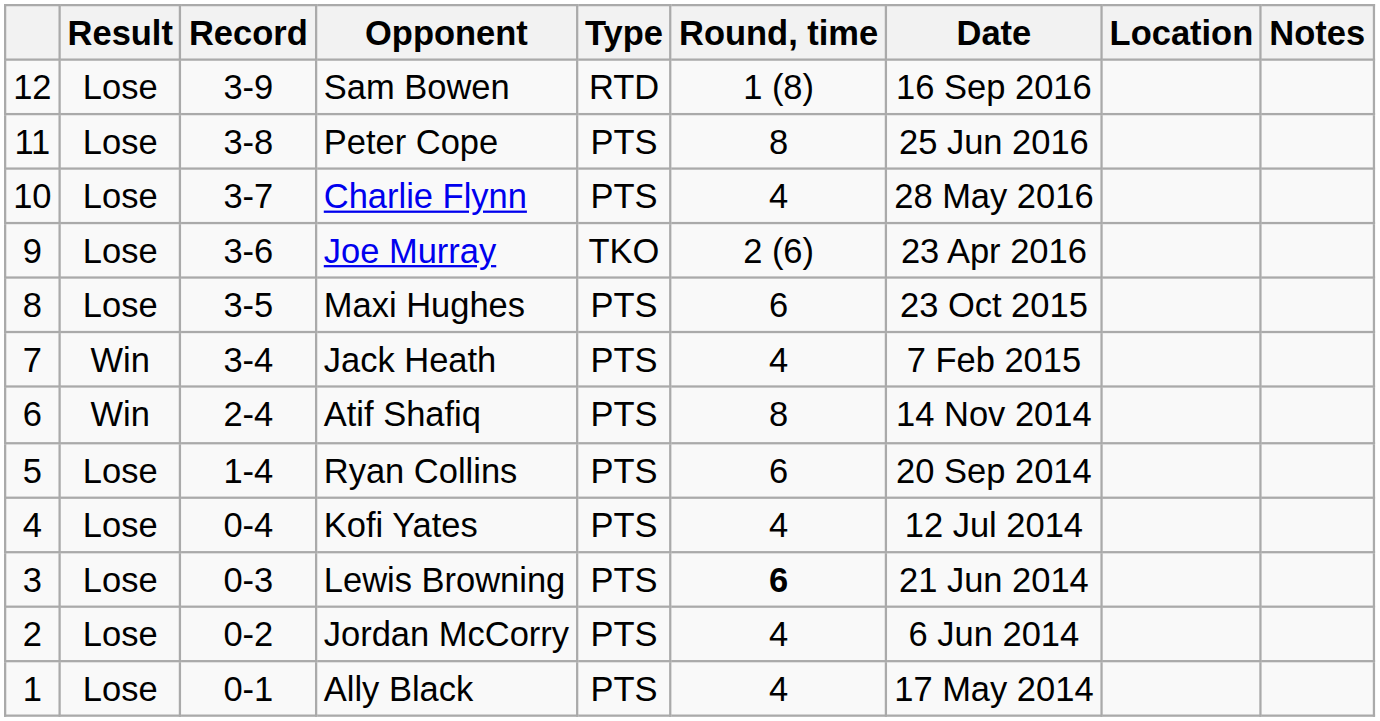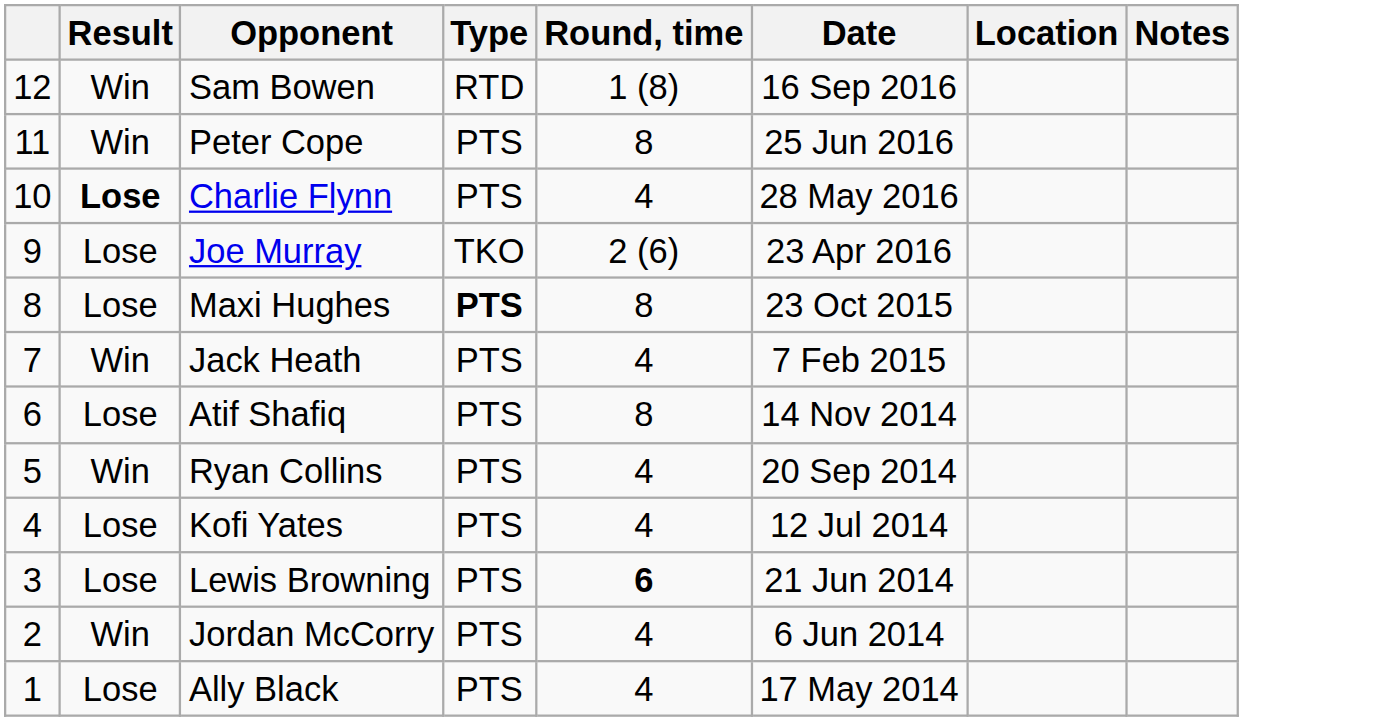- column: (248, 33)
(120, 87) Lose -> (120, 87) Win
(120, 142) Lose -> (120, 142) Win
(120, 196) normal -> (120, 196) bold
(624, 306) normal -> (489, 306) bold
(779, 306) 6 -> (644, 306) 8
(120, 415) Win -> (120, 415) Lose
(120, 470) Lose -> (120, 470) Win
(779, 470) 6 -> (644, 470) 4
(120, 633) Lose -> (120, 633) Win
